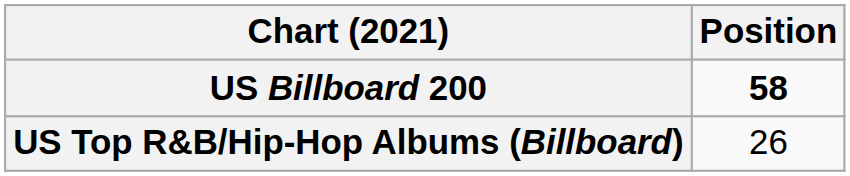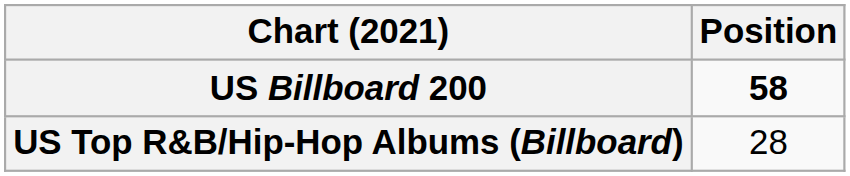(768, 142) 26 -> (768, 142) 28
